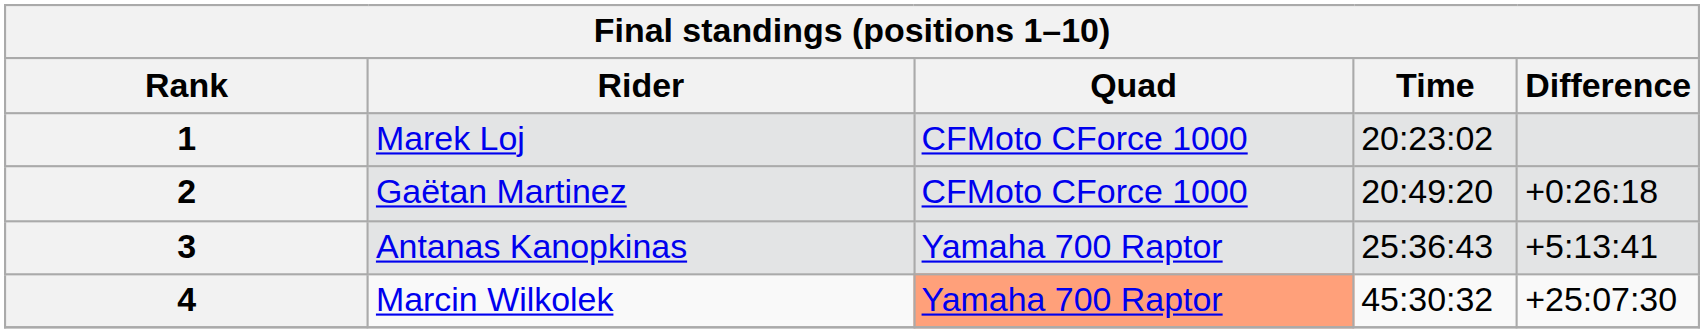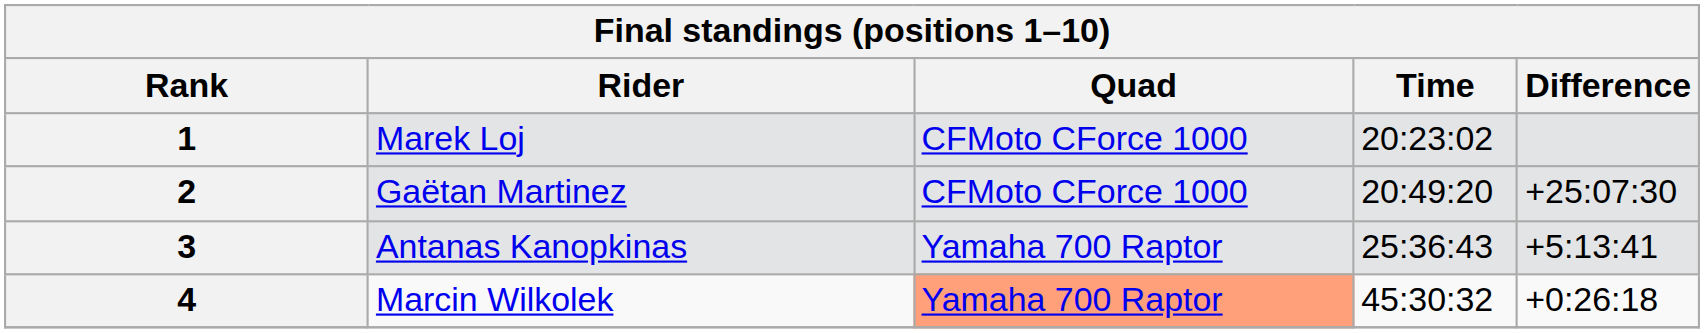(1592, 192) +0:26:18 -> (1601, 192) +25:07:30
(1601, 300) +25:07:30 -> (1592, 300) +0:26:18
